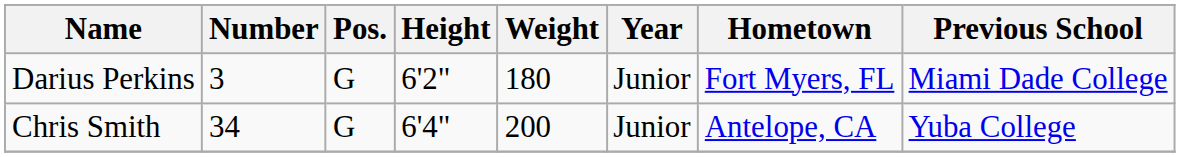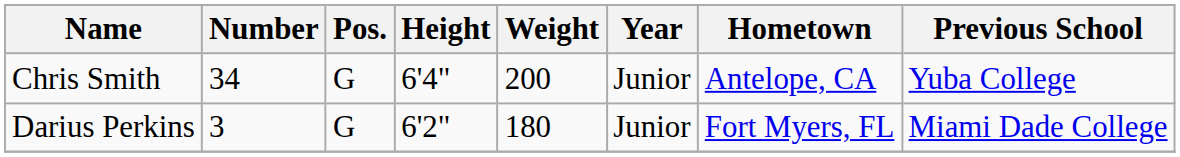rows swapped: (103, 77) <-> (86, 126)
